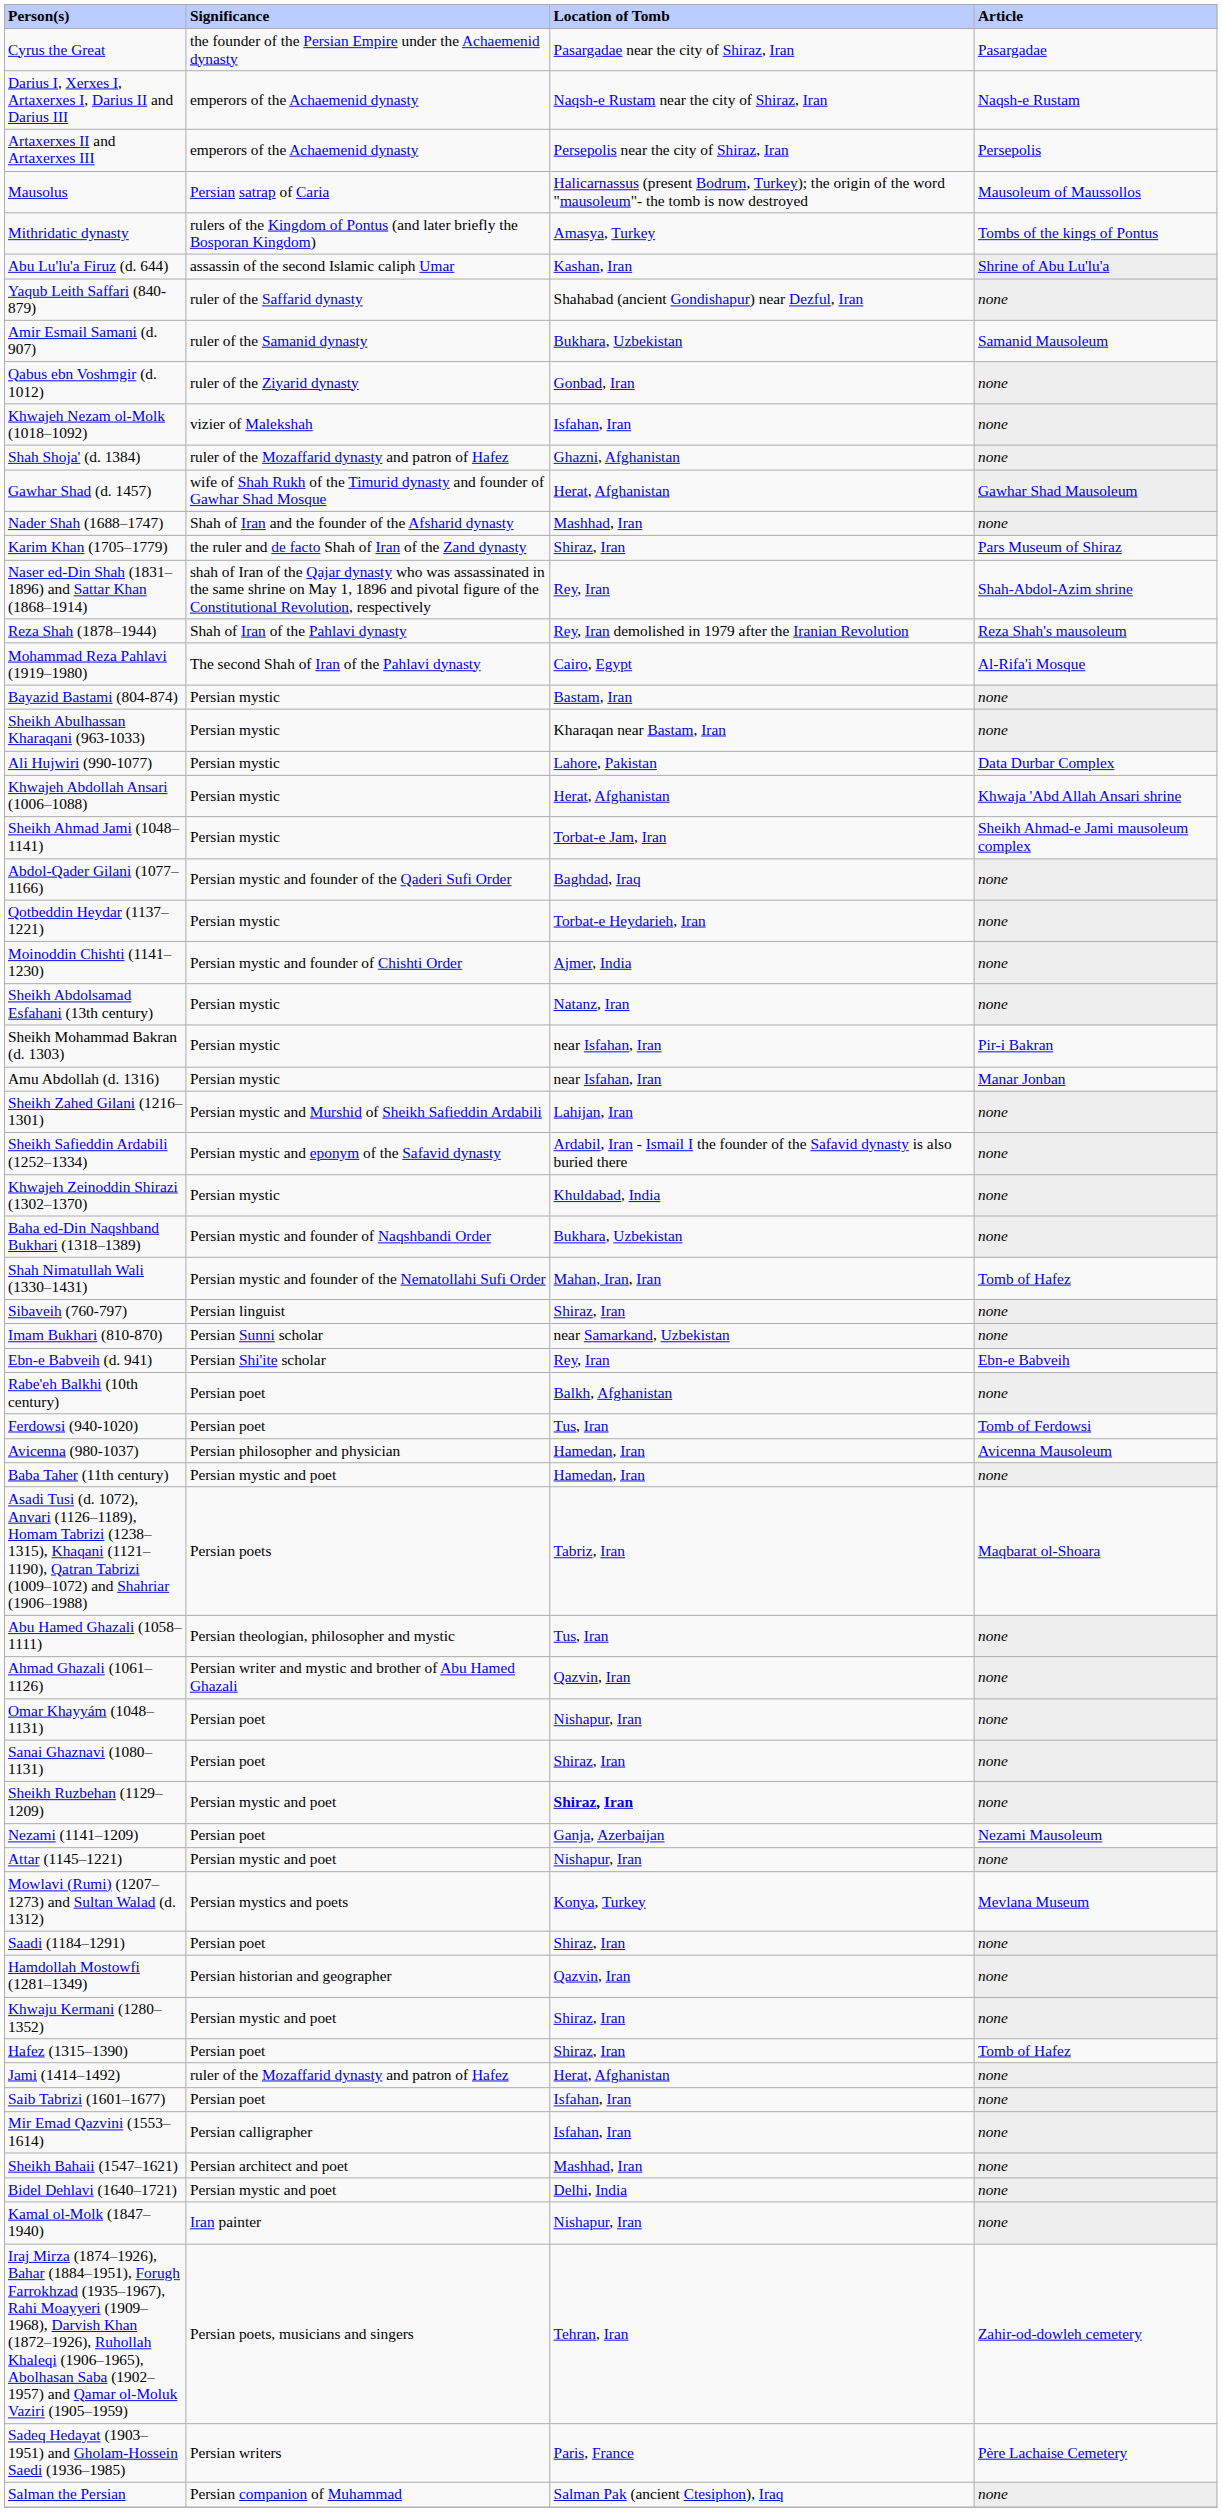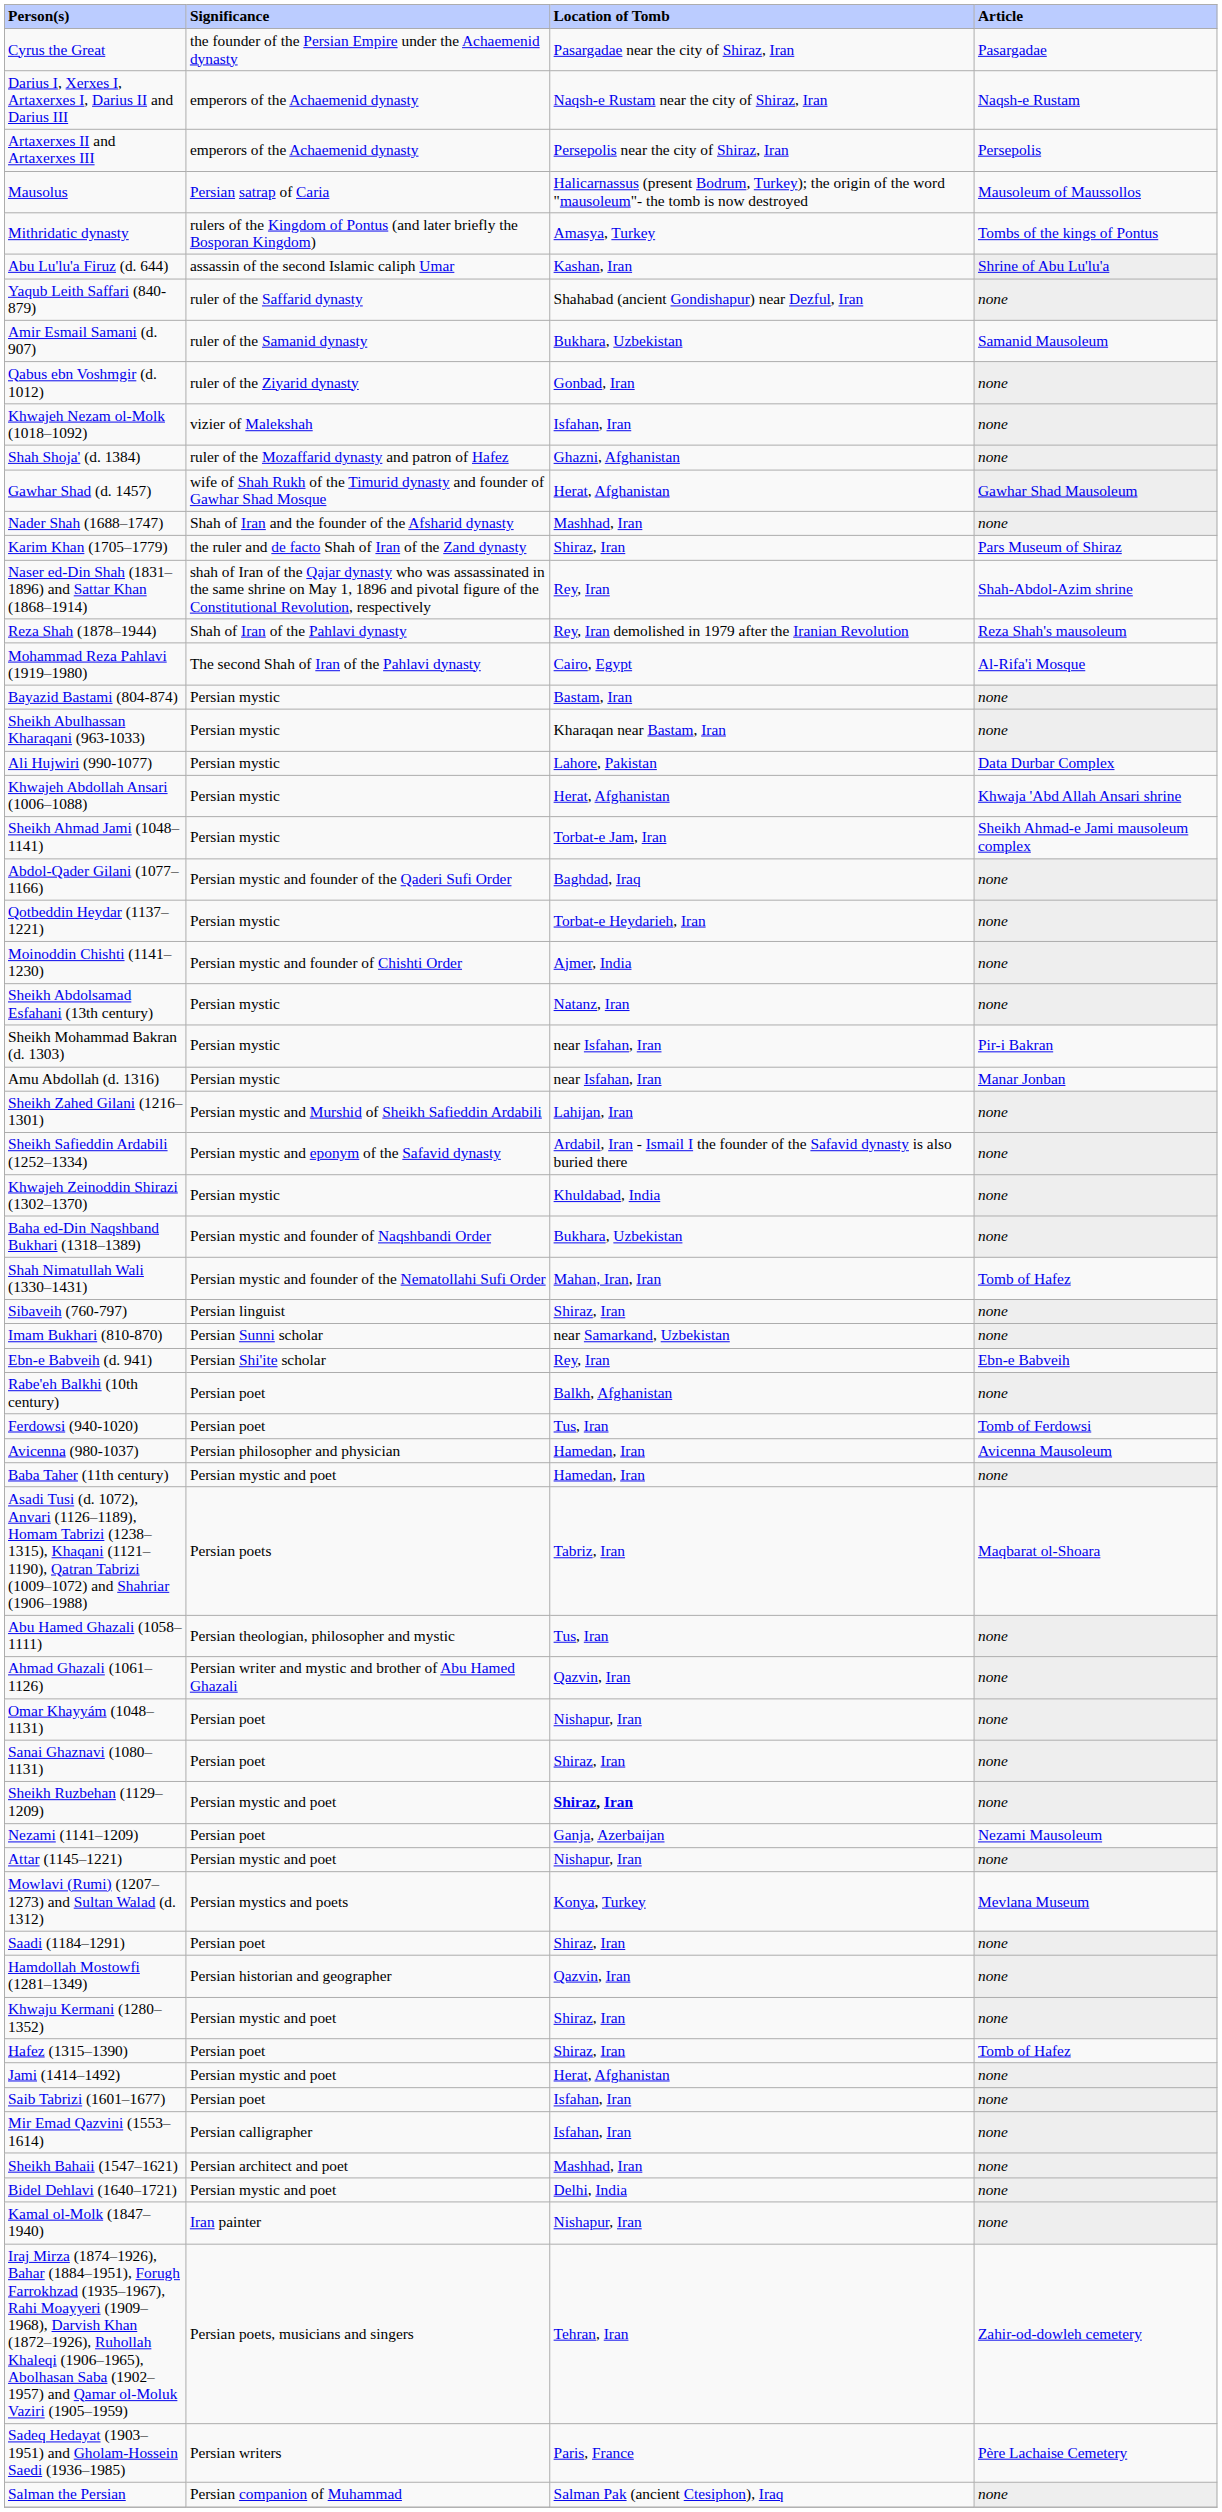(349, 2075) ruler of the Mozaffarid dynasty and patron of Hafez -> (263, 2075) Persian mystic and poet
